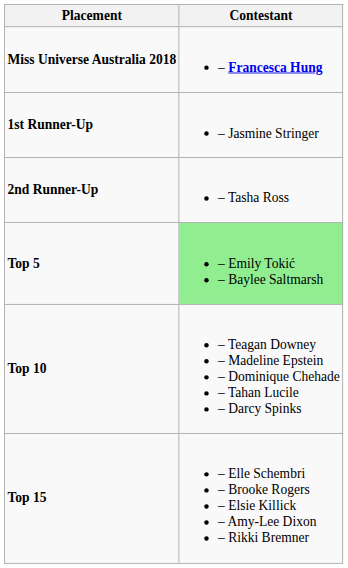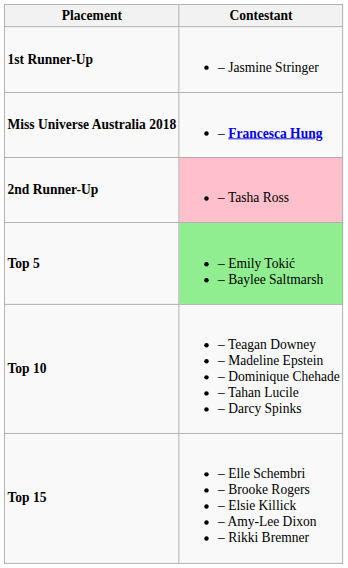rows swapped: (92, 59) <-> (50, 125)
(261, 198) no background -> (261, 198) pink background
